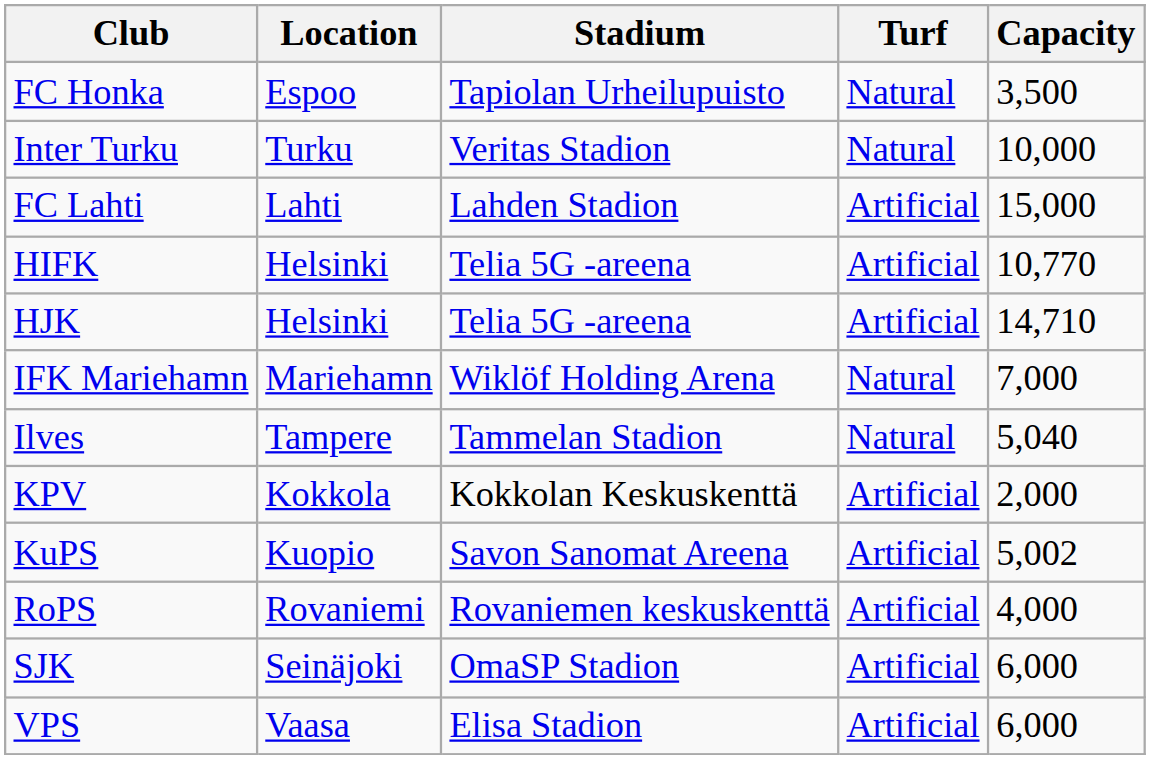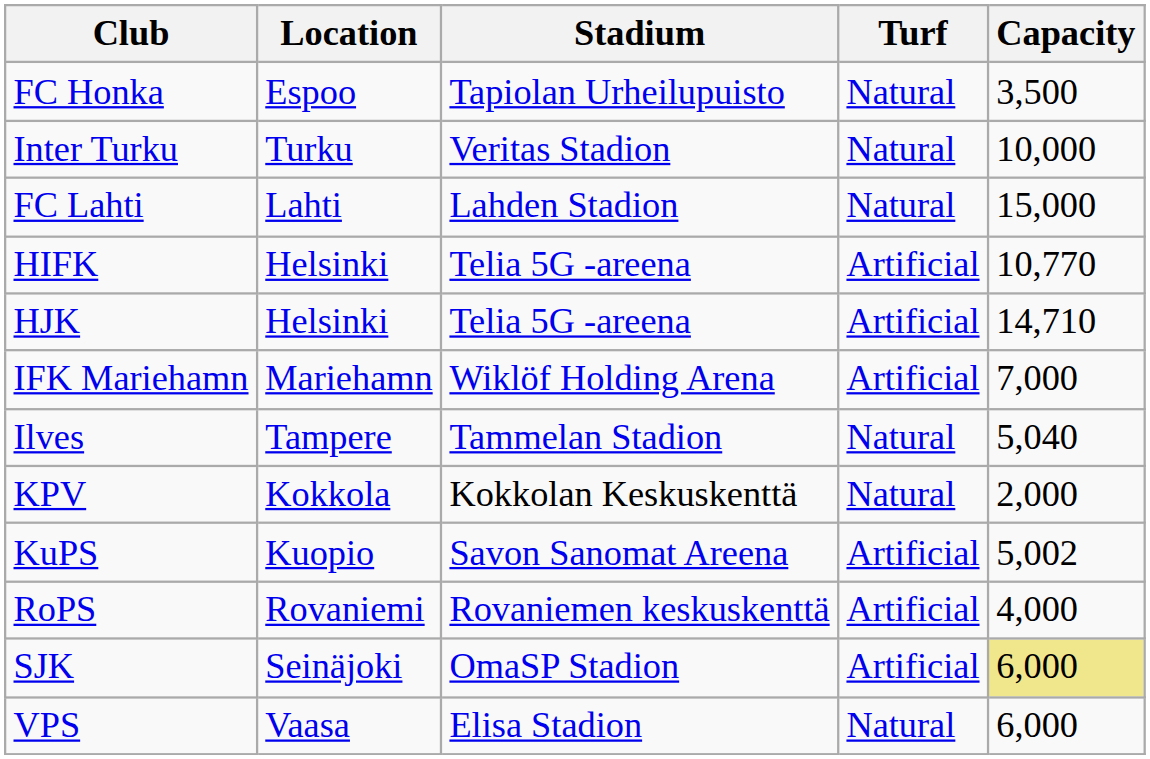(913, 206) Artificial -> (901, 206) Natural
(901, 378) Natural -> (913, 378) Artificial
(913, 494) Artificial -> (901, 494) Natural
(1037, 666) no background -> (1037, 666) khaki background
(913, 724) Artificial -> (901, 724) Natural
